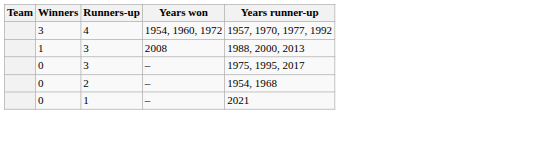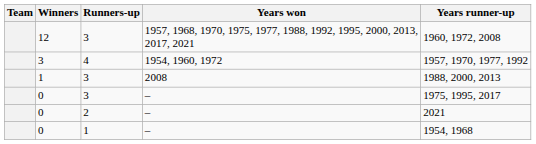+ row: (43, 36)
(252, 83) 1954, 1968 -> (434, 113) 2021
(238, 100) 2021 -> (448, 130) 1954, 1968
